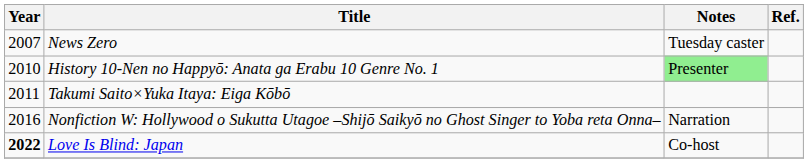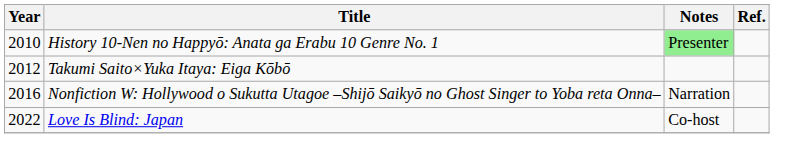- row: (82, 42)
(24, 94) 2011 -> (24, 68) 2012
(24, 145) bold -> (24, 119) normal
